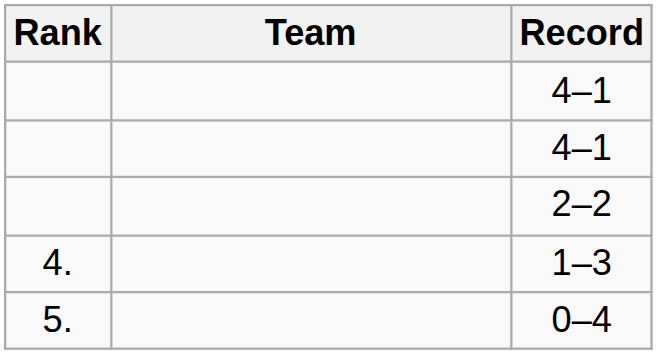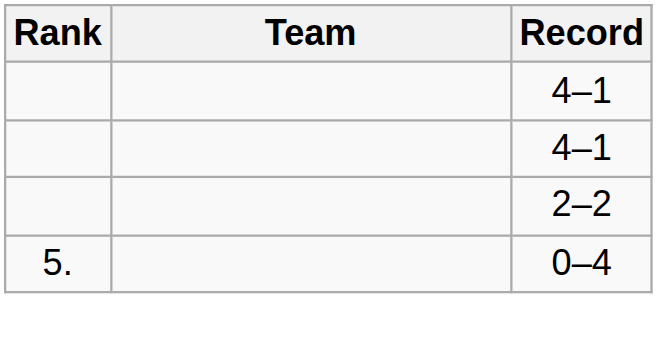- row: (58, 262)
